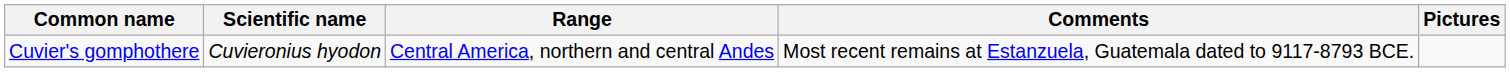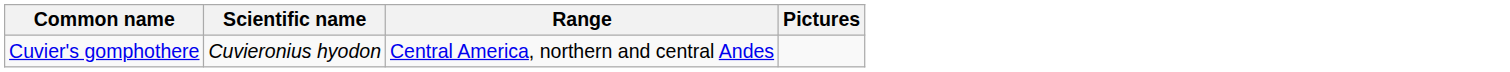- column: (1099, 19)
